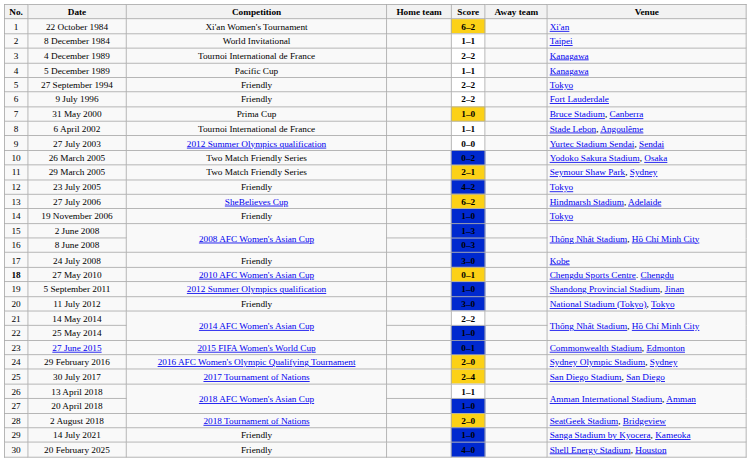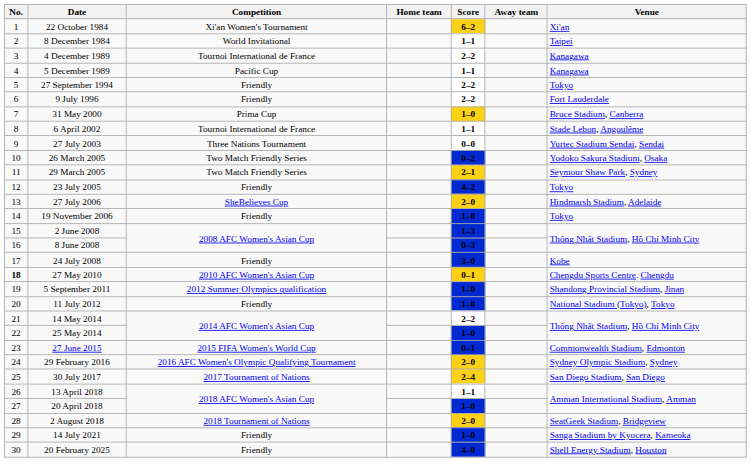(257, 143) 2012 Summer Olympics qualification -> (257, 143) Three Nations Tournament
(468, 201) 6–2 -> (468, 201) 2–0
(468, 304) 3–0 -> (468, 304) 1–0
